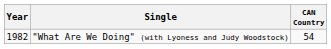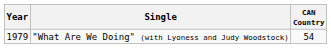(17, 37) 1982 -> (17, 37) 1979
